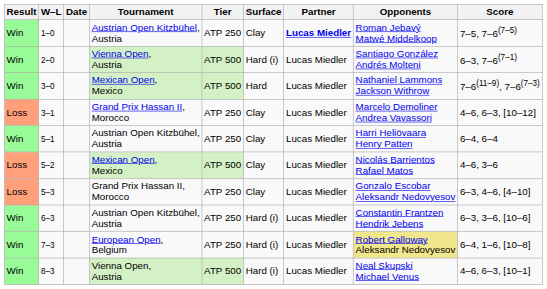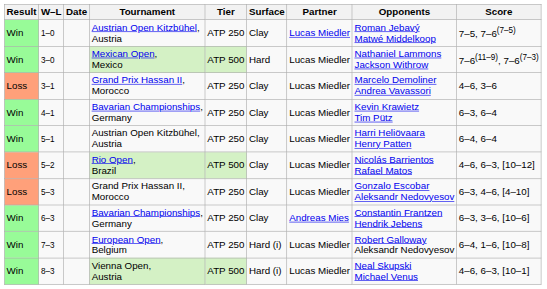(319, 33) bold -> (320, 33) normal
- row: (48, 60)
(498, 112) 4–6, 6–3, [10–12] -> (478, 86) 4–6, 3–6
+ row: (48, 113)
(124, 165) Mexican Open, Mexico -> (114, 165) Rio Open, Brazil
(479, 165) 4–6, 3–6 -> (497, 165) 4–6, 6–3, [10–12]
(146, 218) Austrian Open Kitzbühel, Austria -> (147, 218) Bavarian Championships, Germany
(262, 218) Hard (i) -> (259, 218) Clay
(316, 218) Lucas Miedler -> (319, 218) Andreas Mies
(405, 244) khaki background -> (404, 244) no background
